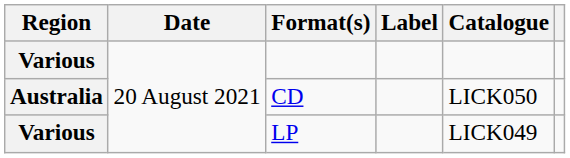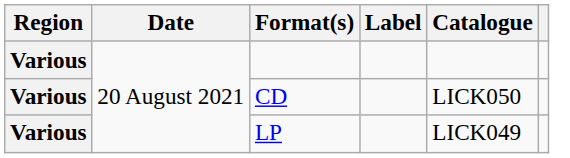(56, 96) Australia -> (48, 96) Various
